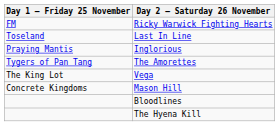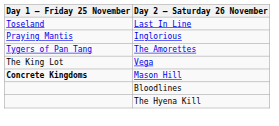- row: (203, 24)
(47, 88) normal -> (47, 75) bold
